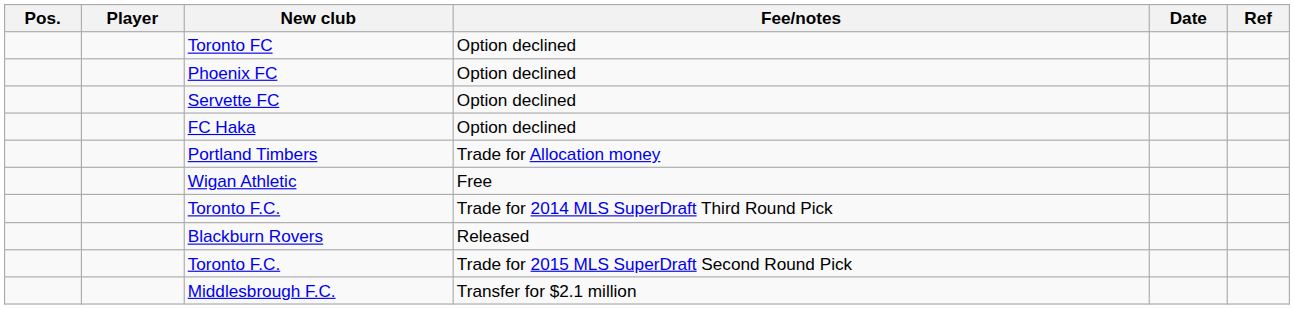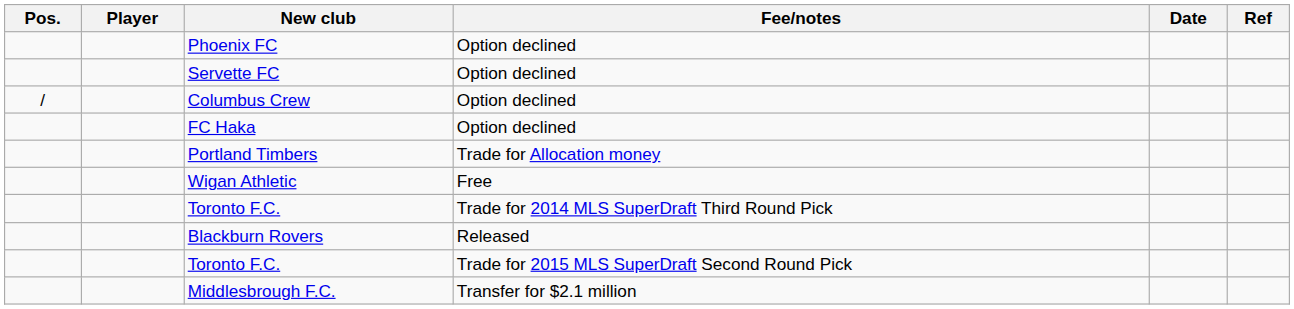- row: (230, 46)
+ row: (249, 100)
